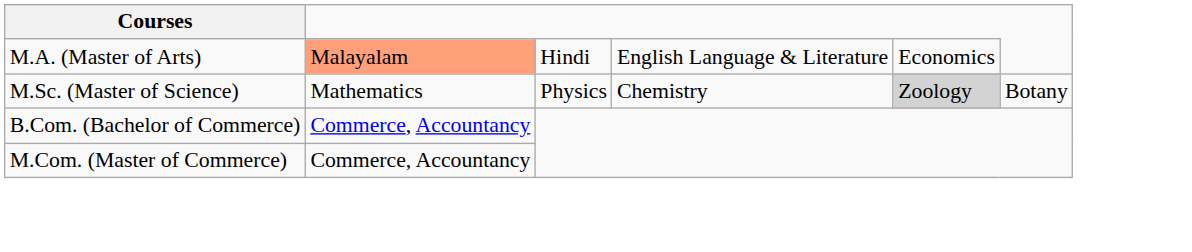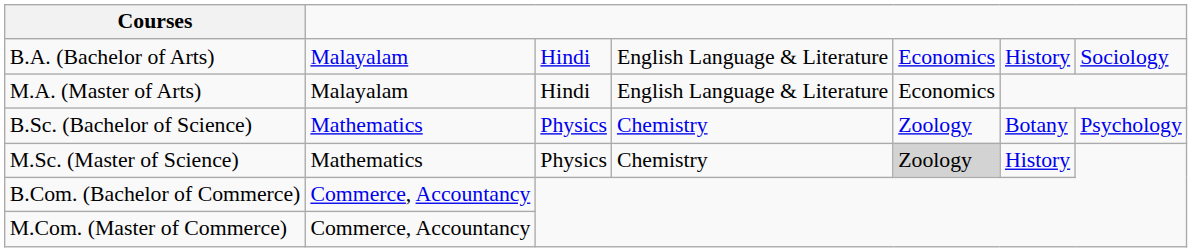+ row: (112, 56)
(359, 56) lightsalmon background -> (359, 90) no background
+ row: (131, 125)
(1036, 90) Botany -> (1038, 159) History
